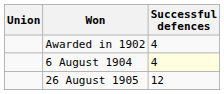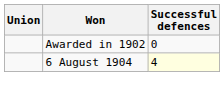(154, 44) 4 -> (154, 44) 0
- row: (92, 80)
